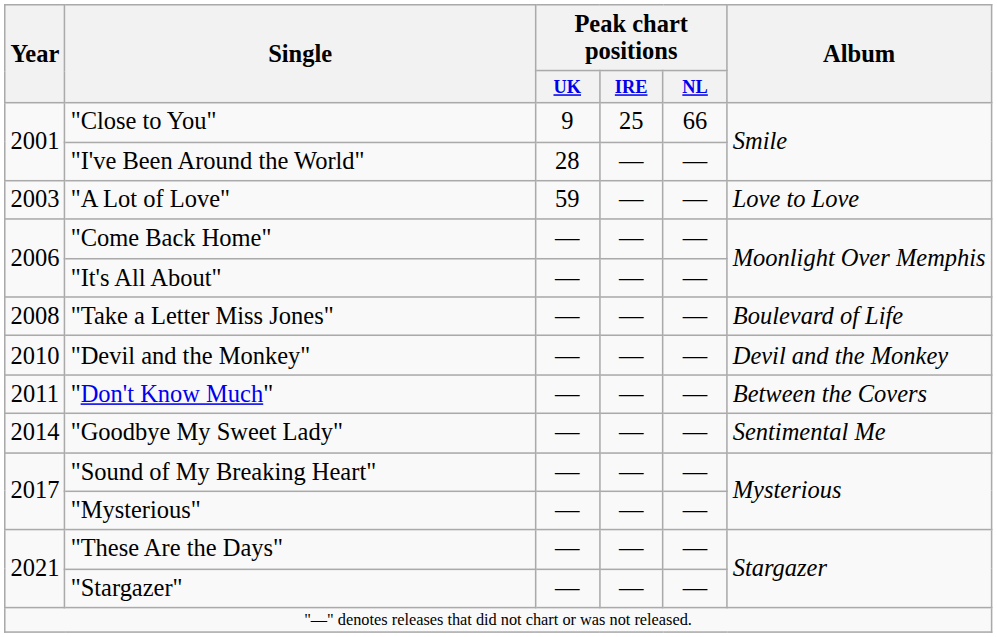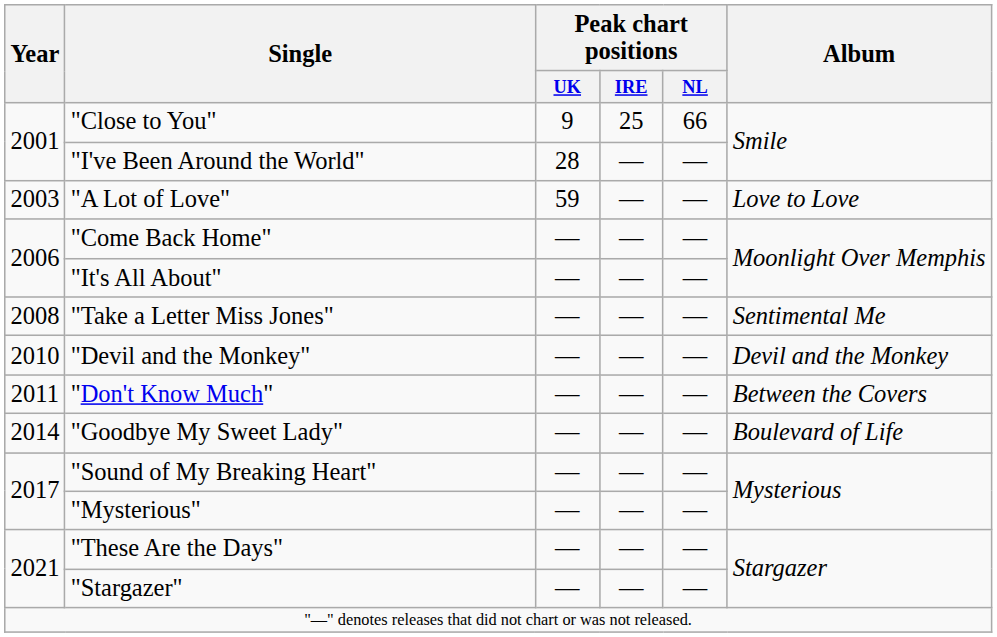(818, 316) Boulevard of Life -> (809, 316) Sentimental Me
(809, 432) Sentimental Me -> (818, 432) Boulevard of Life
